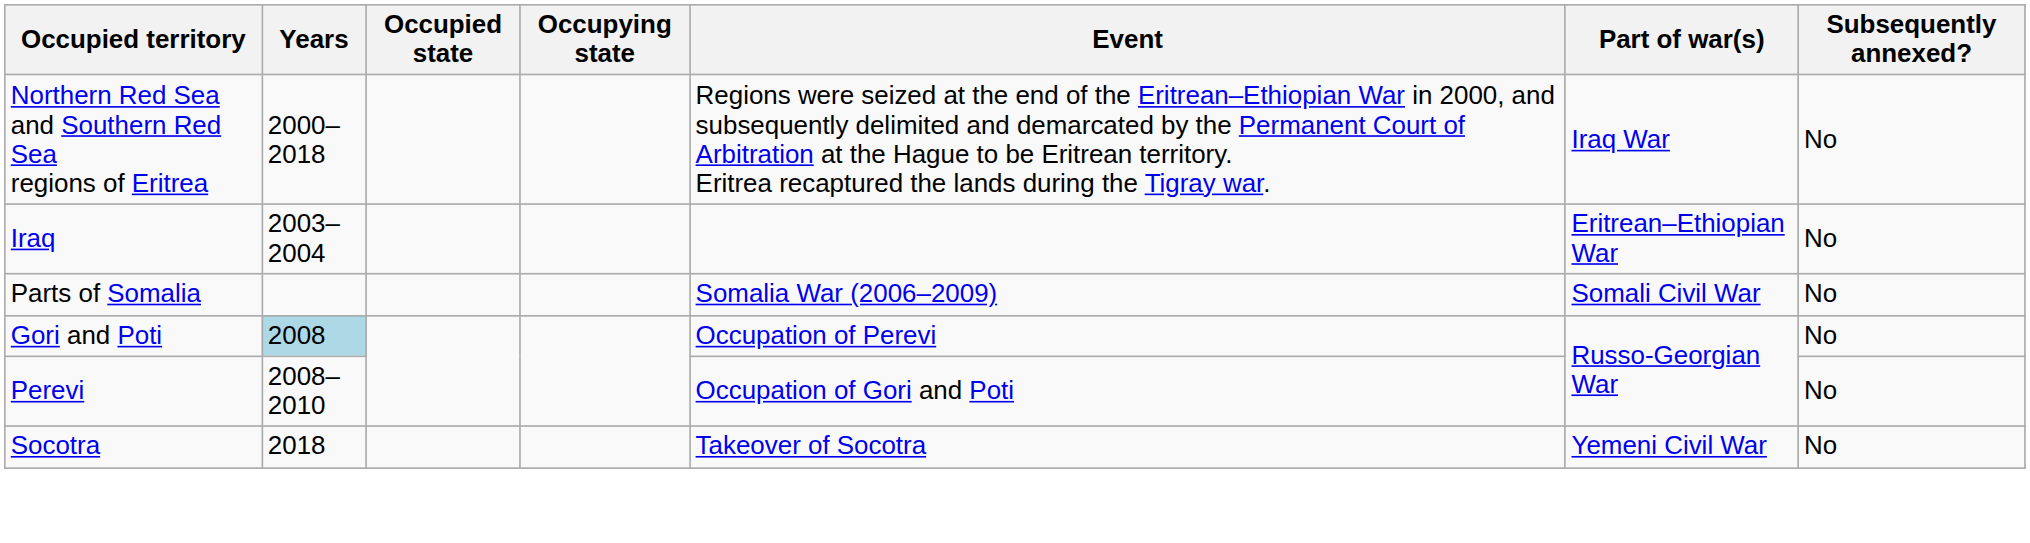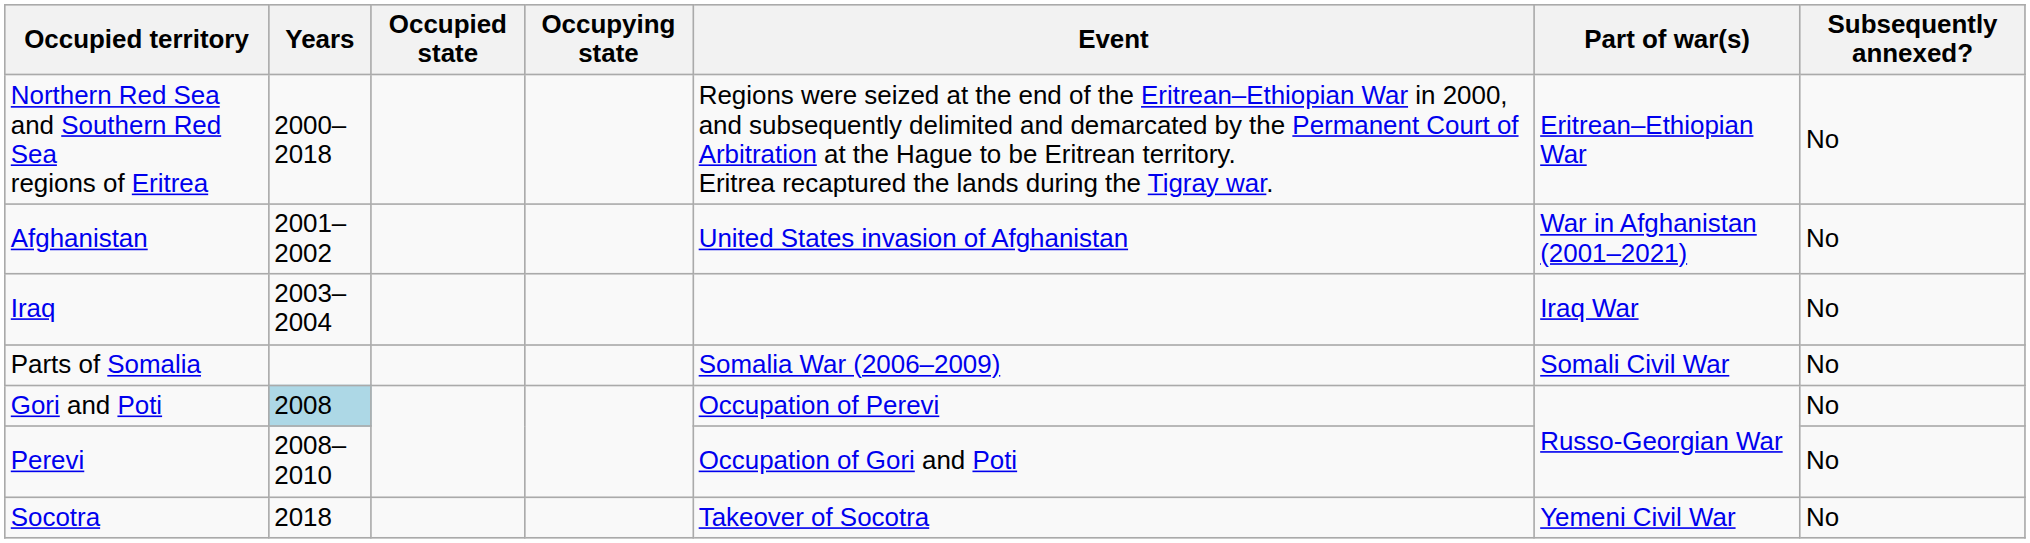(1621, 139) Iraq War -> (1647, 139) Eritrean–Ethiopian War
+ row: (79, 238)
(1678, 238) Eritrean–Ethiopian War -> (1589, 308) Iraq War
